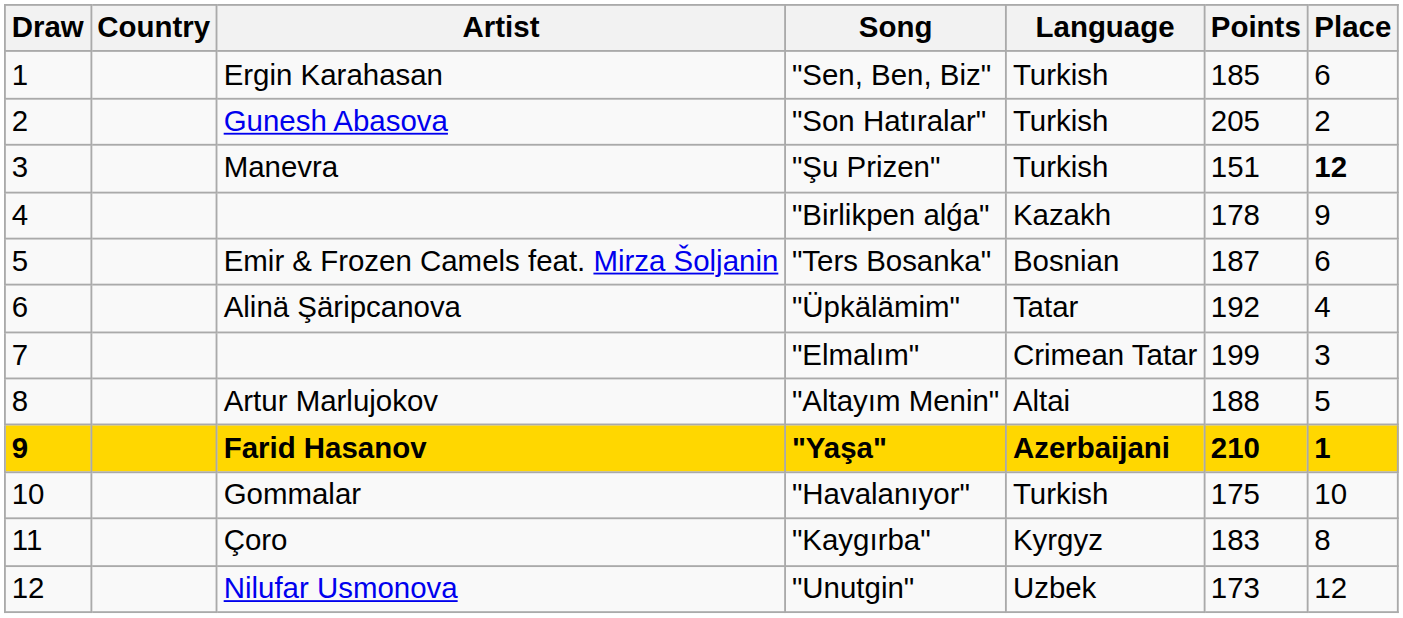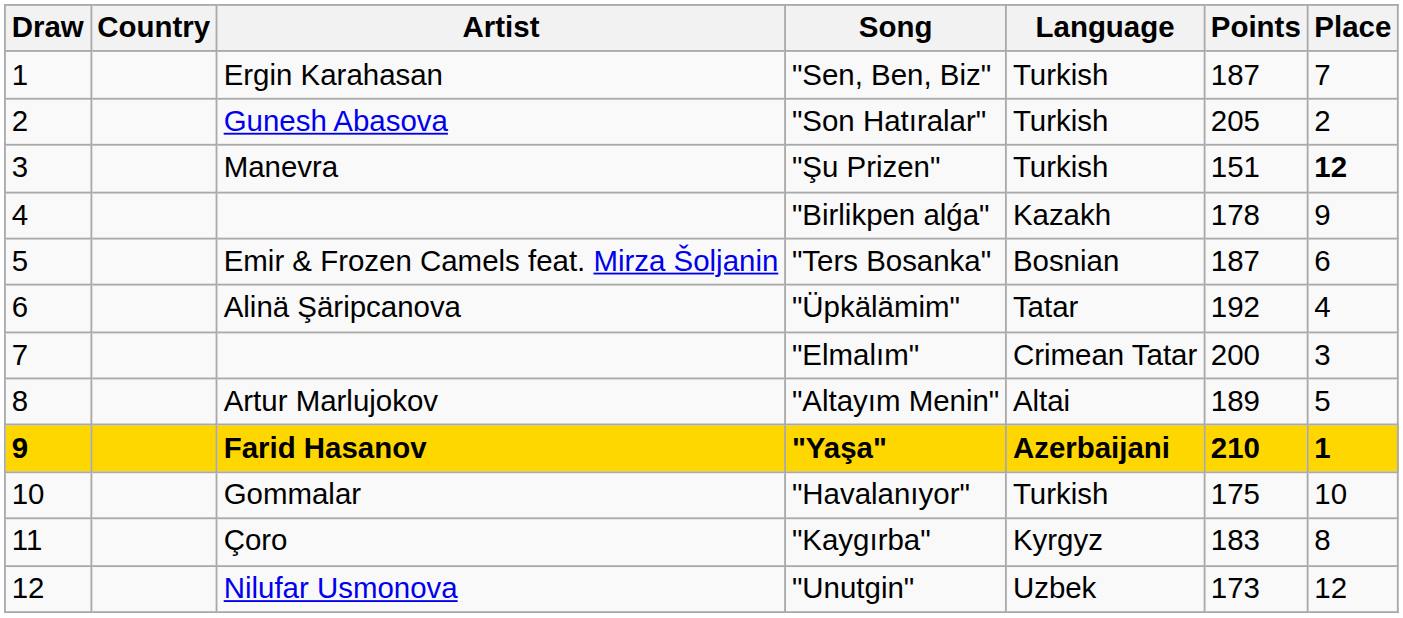(1235, 74) 185 -> (1235, 74) 187
(1323, 74) 6 -> (1323, 74) 7
(1235, 354) 199 -> (1235, 354) 200
(1235, 401) 188 -> (1235, 401) 189
